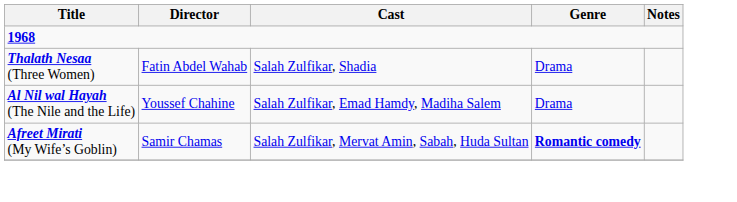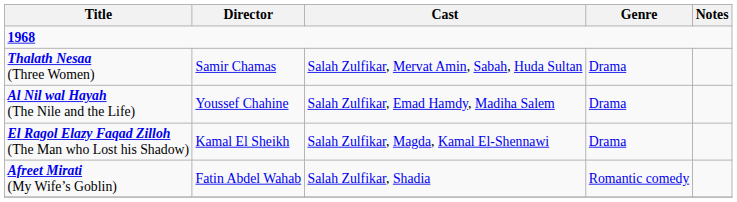(194, 66) Fatin Abdel Wahab -> (236, 66) Samir Chamas
(315, 66) Salah Zulfikar, Shadia -> (445, 66) Salah Zulfikar, Mervat Amin, Sabah, Huda Sultan
+ row: (98, 141)
(182, 141) Samir Chamas -> (248, 178) Fatin Abdel Wahab
(391, 141) Salah Zulfikar, Mervat Amin, Sabah, Huda Sultan -> (369, 178) Salah Zulfikar, Shadia
(588, 141) bold -> (639, 178) normal
